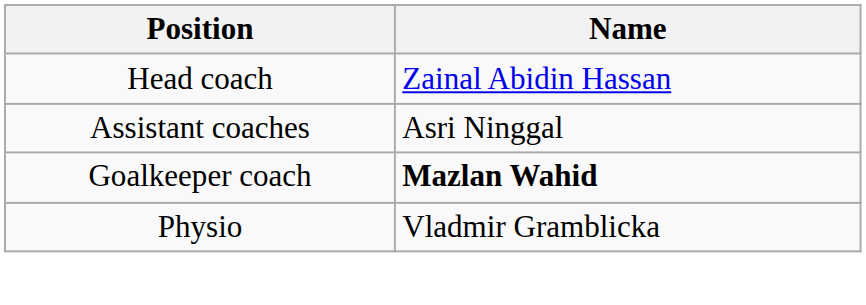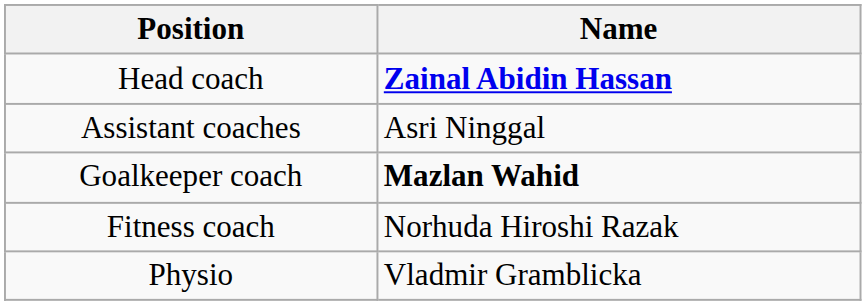(537, 78) normal -> (528, 78) bold
+ row: (191, 226)
